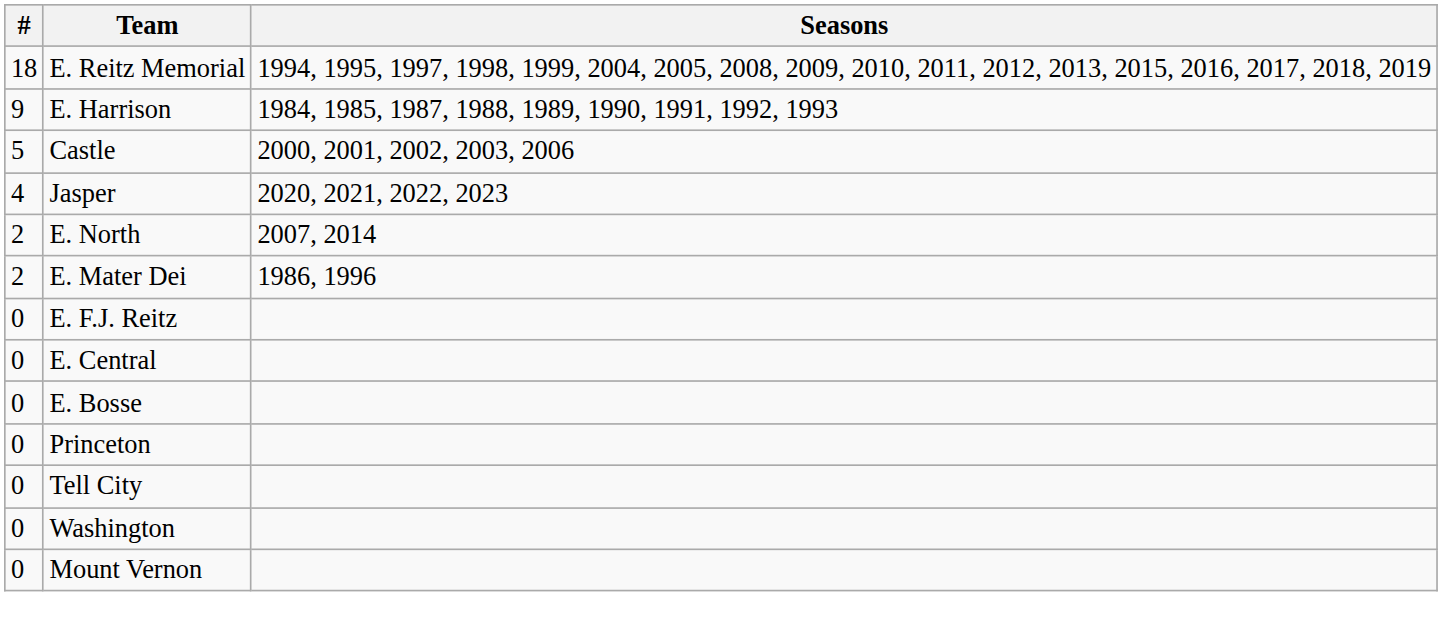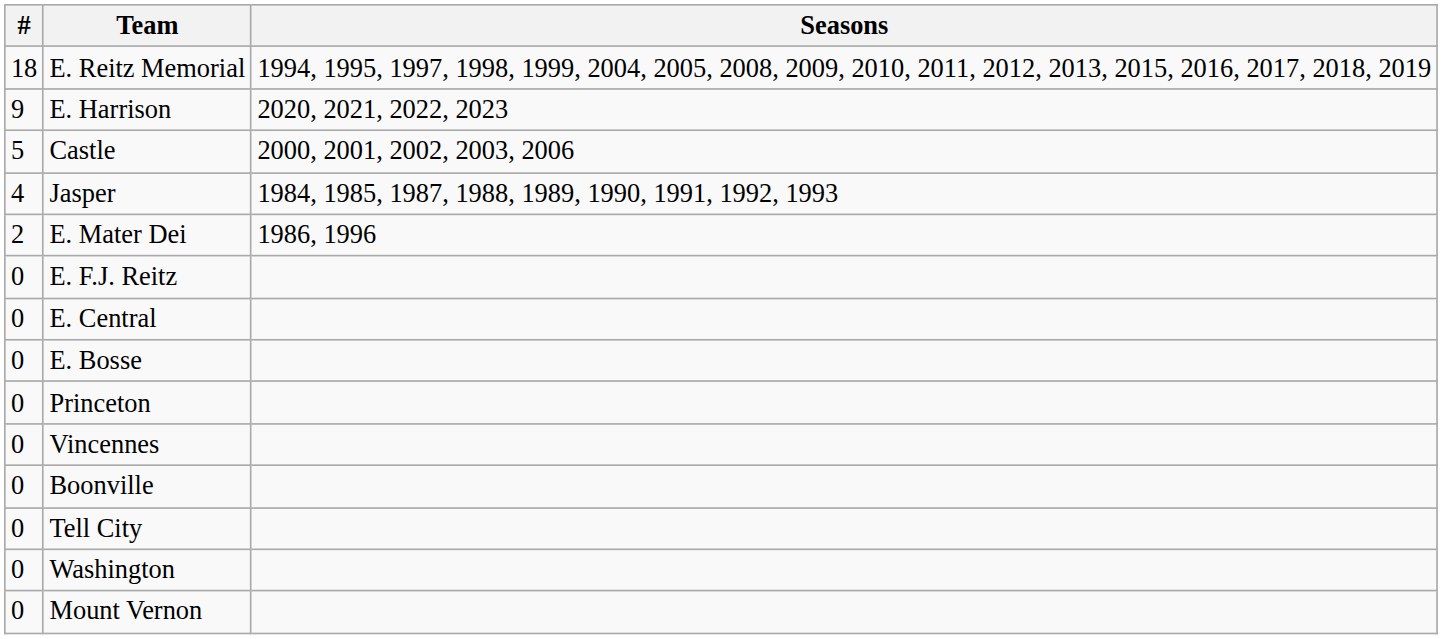(548, 109) 1984, 1985, 1987, 1988, 1989, 1990, 1991, 1992, 1993 -> (383, 109) 2020, 2021, 2022, 2023
(383, 192) 2020, 2021, 2022, 2023 -> (548, 192) 1984, 1985, 1987, 1988, 1989, 1990, 1991, 1992, 1993
- row: (95, 234)
+ row: (104, 444)
+ row: (102, 485)
